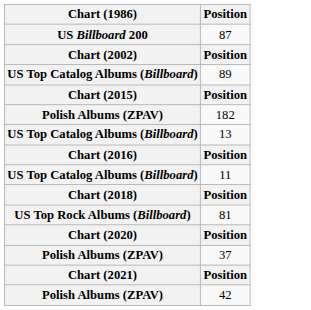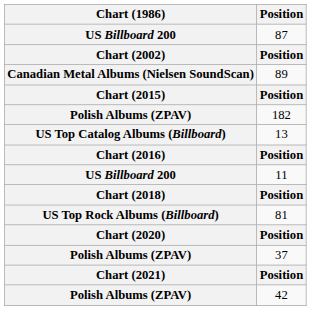(102, 74) US Top Catalog Albums (Billboard) -> (131, 74) Canadian Metal Albums (Nielsen SoundScan)
(102, 174) US Top Catalog Albums (Billboard) -> (131, 174) US Billboard 200
